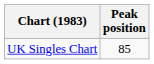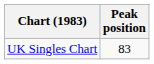(124, 48) 85 -> (124, 48) 83
